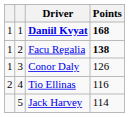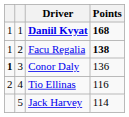(10, 66) normal -> (10, 66) bold
(101, 66) 126 -> (101, 66) 136
